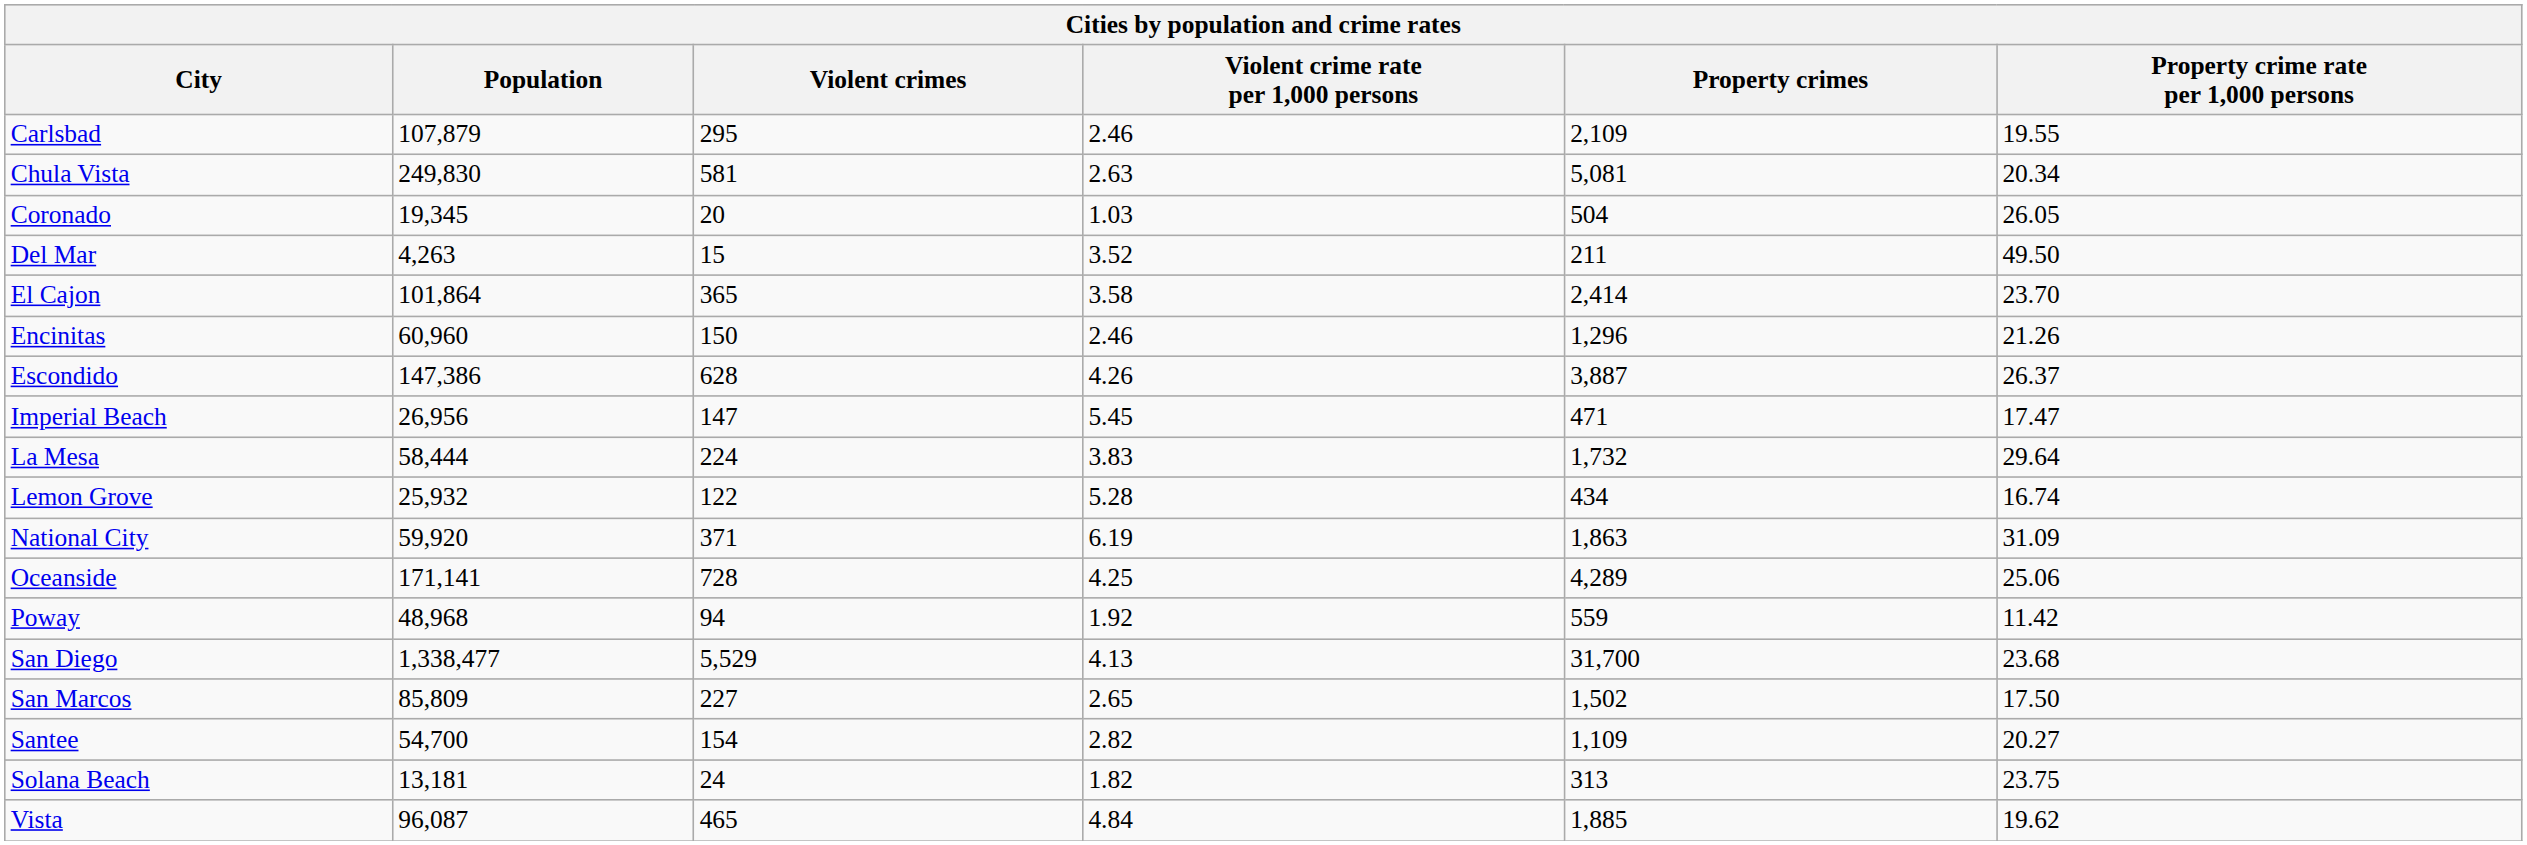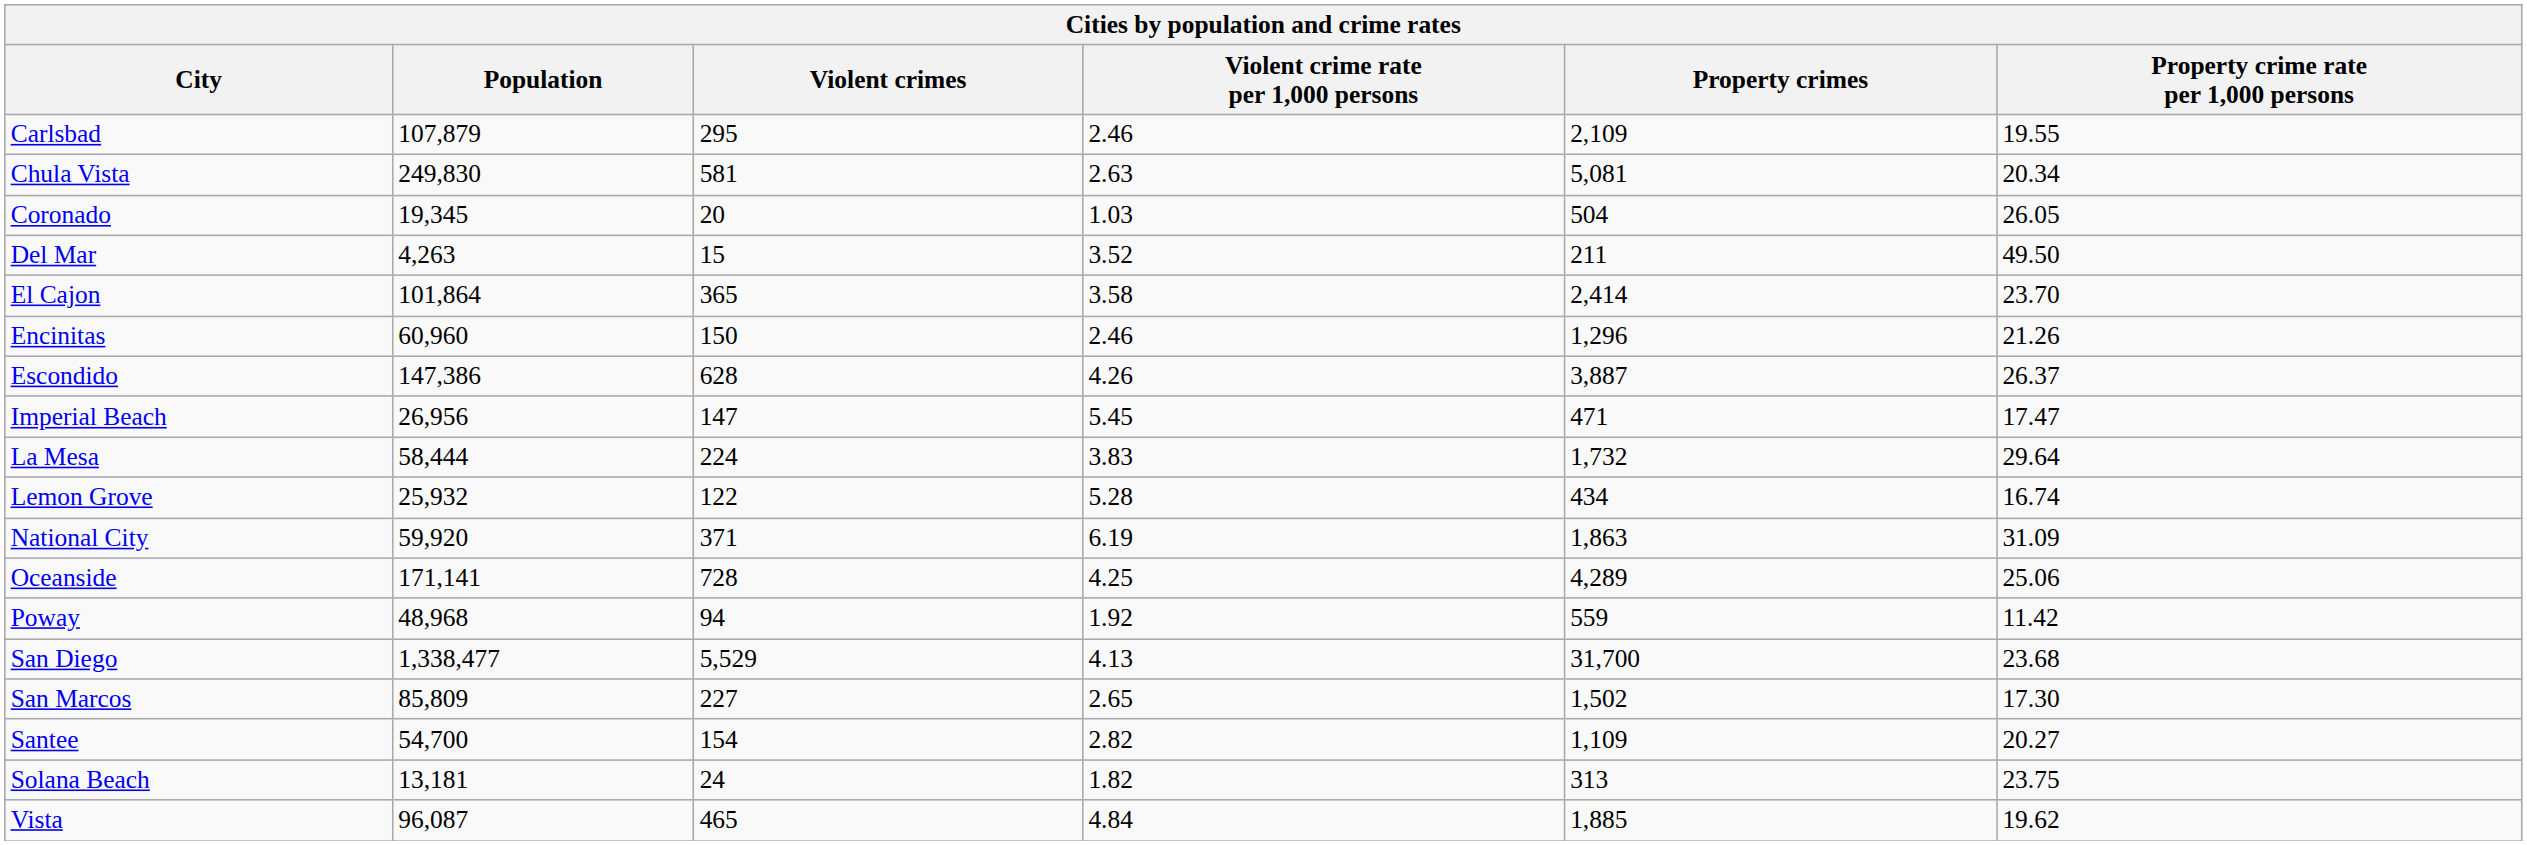(2031, 698) 17.50 -> (2031, 698) 17.30
